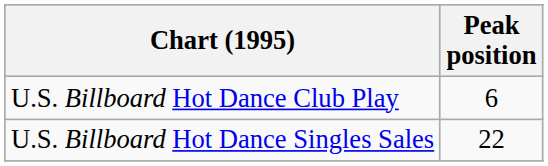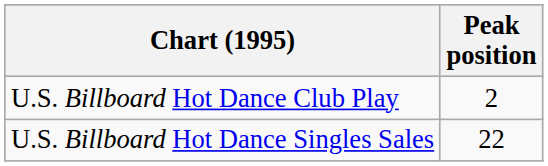(491, 97) 6 -> (491, 97) 2
